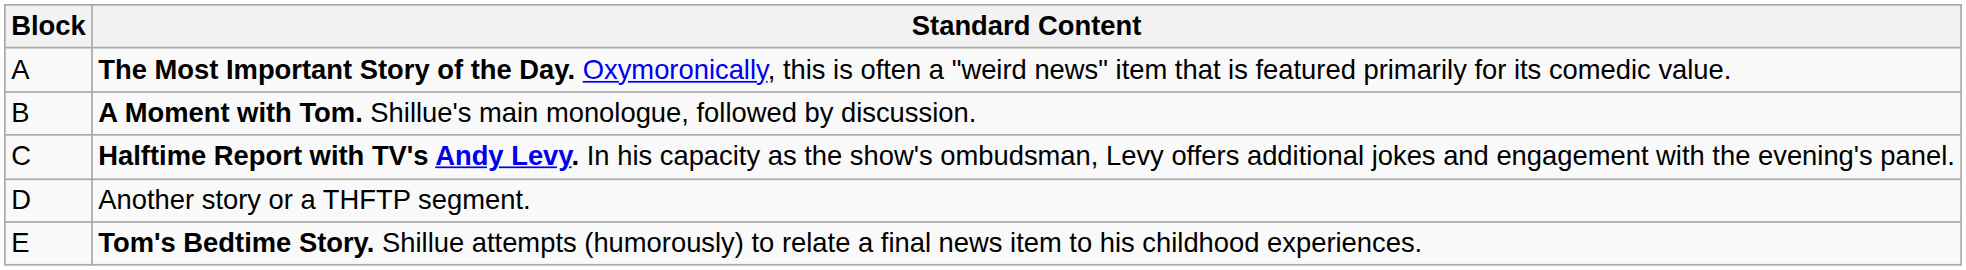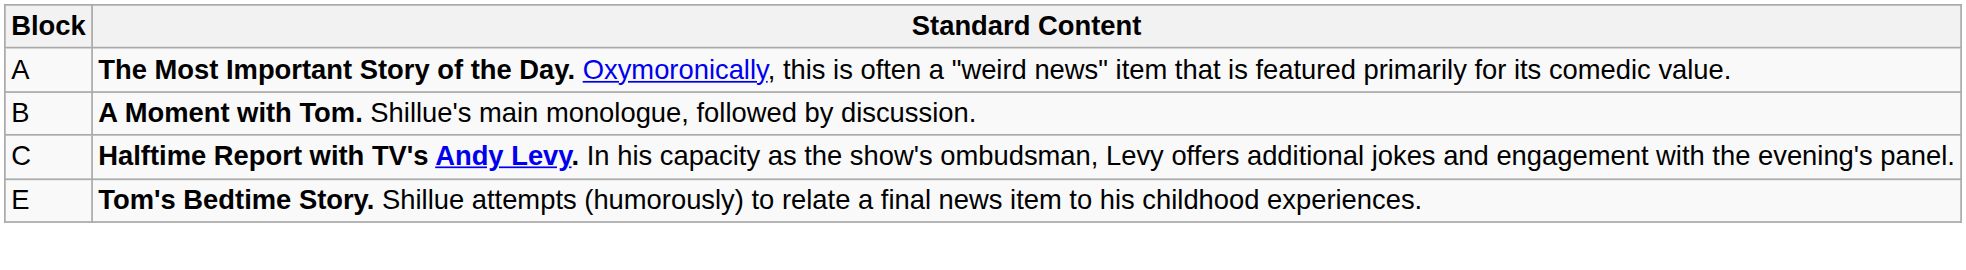- row: (314, 199)
